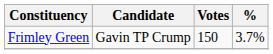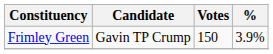(250, 37) 3.7% -> (250, 37) 3.9%
